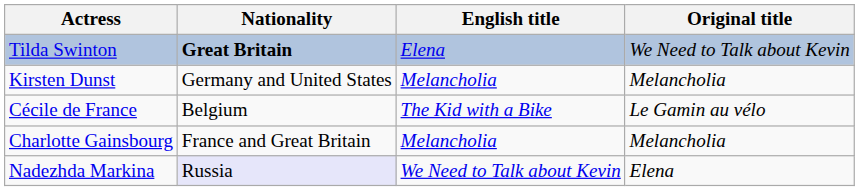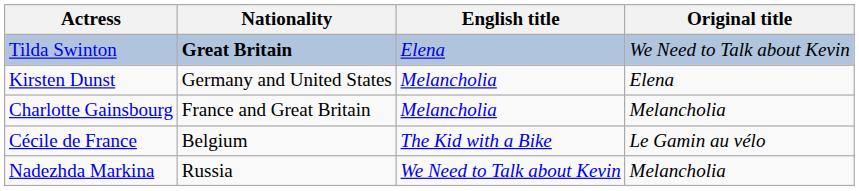(678, 79) Melancholia -> (652, 79) Elena
rows swapped: (73, 110) <-> (91, 140)
(207, 170) lavender background -> (207, 170) no background
(652, 170) Elena -> (678, 170) Melancholia
